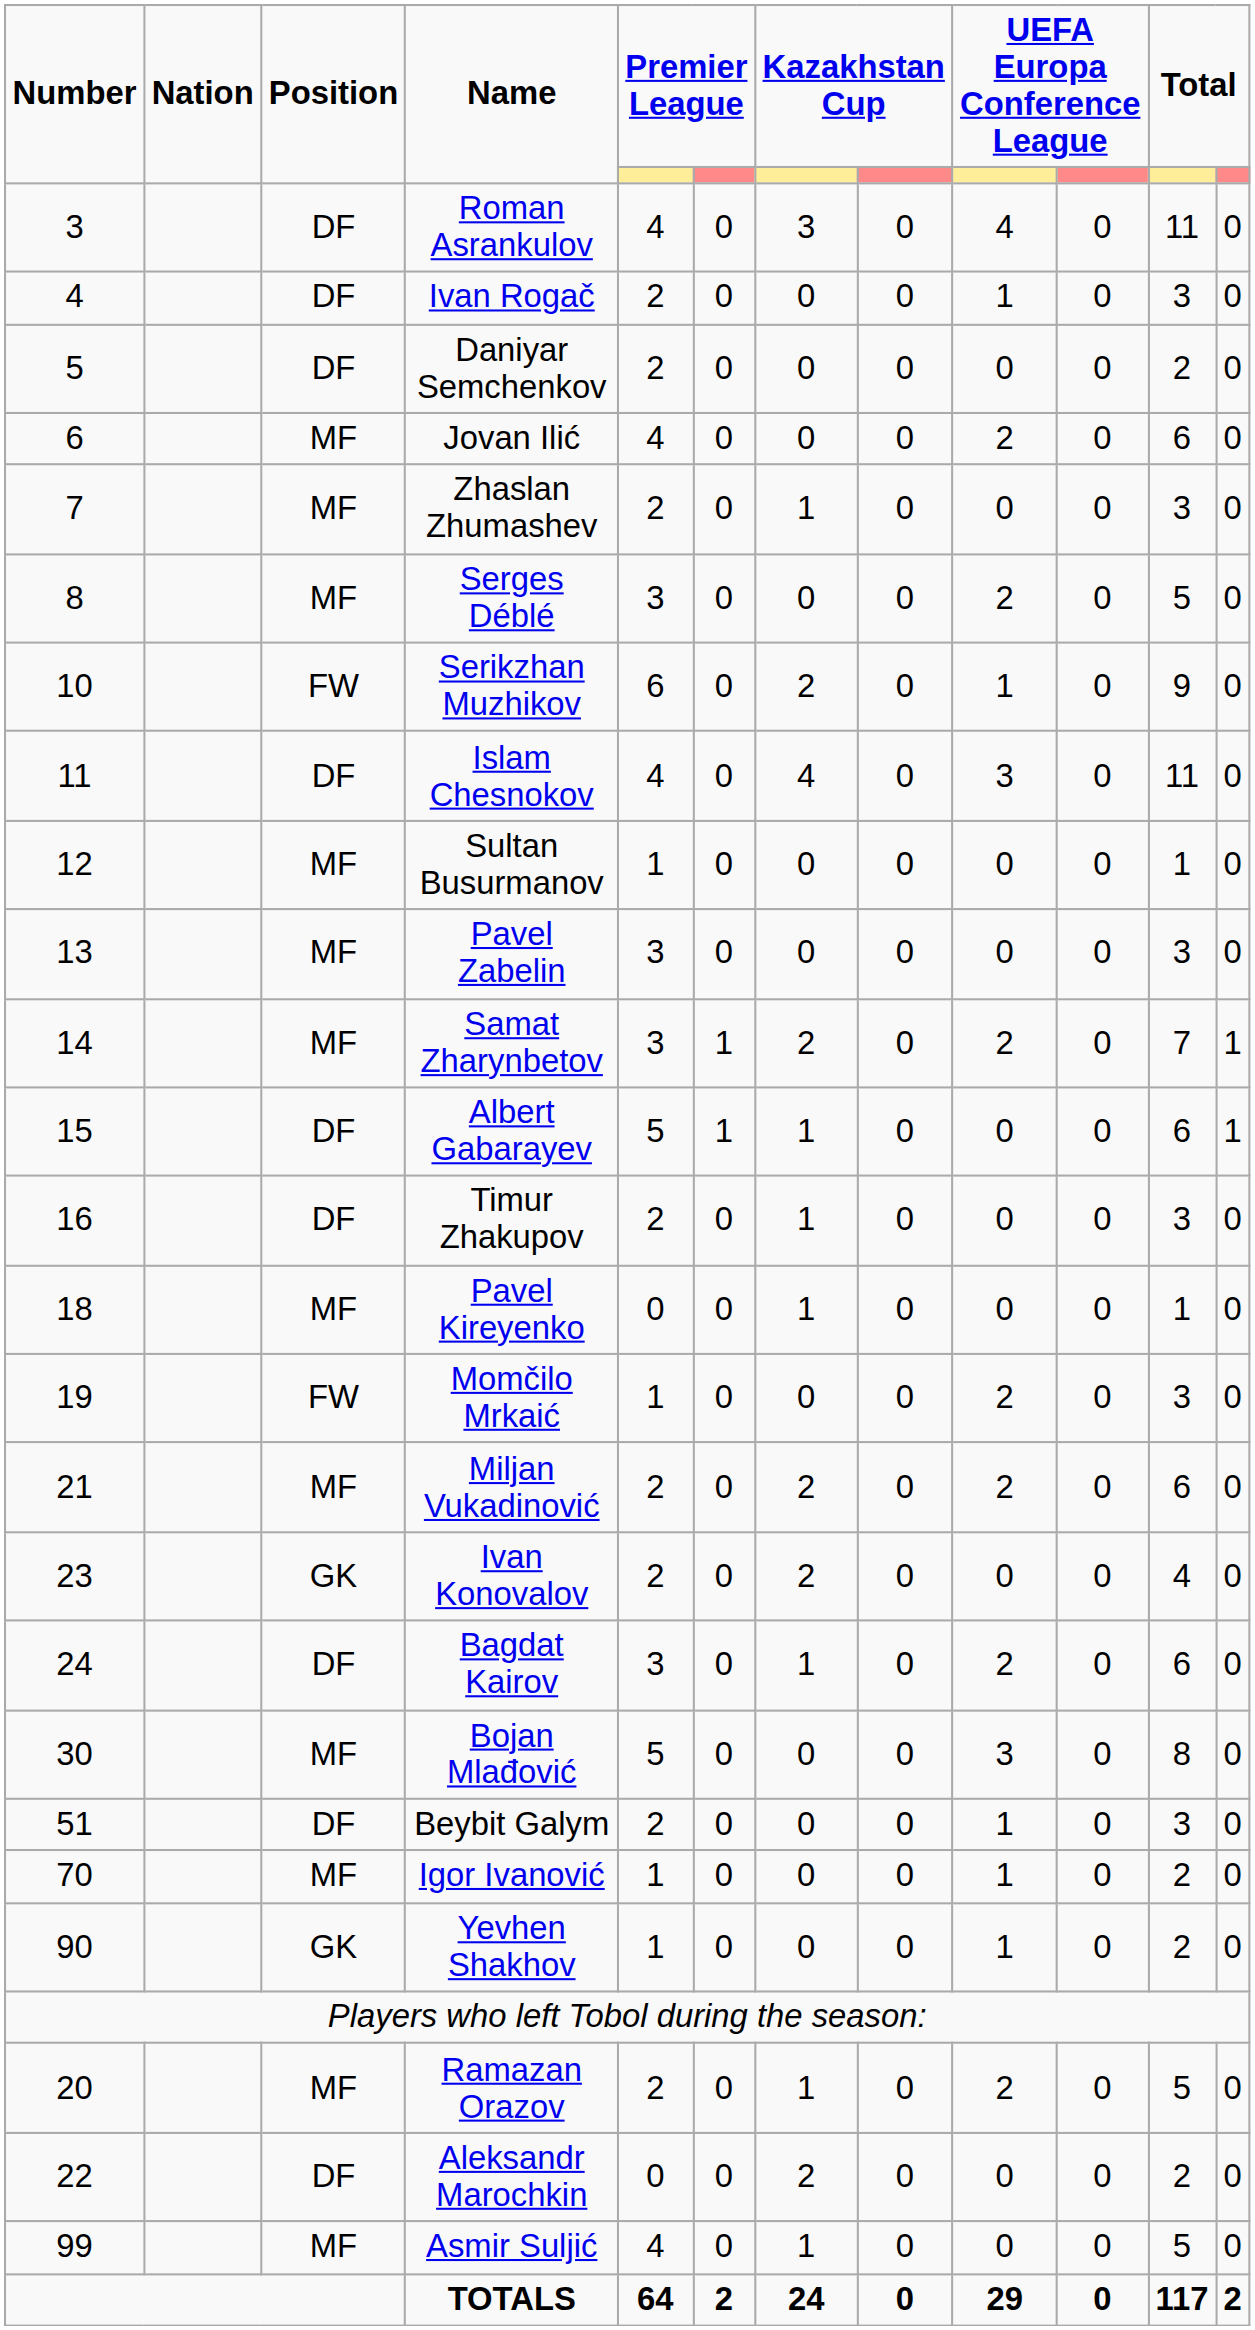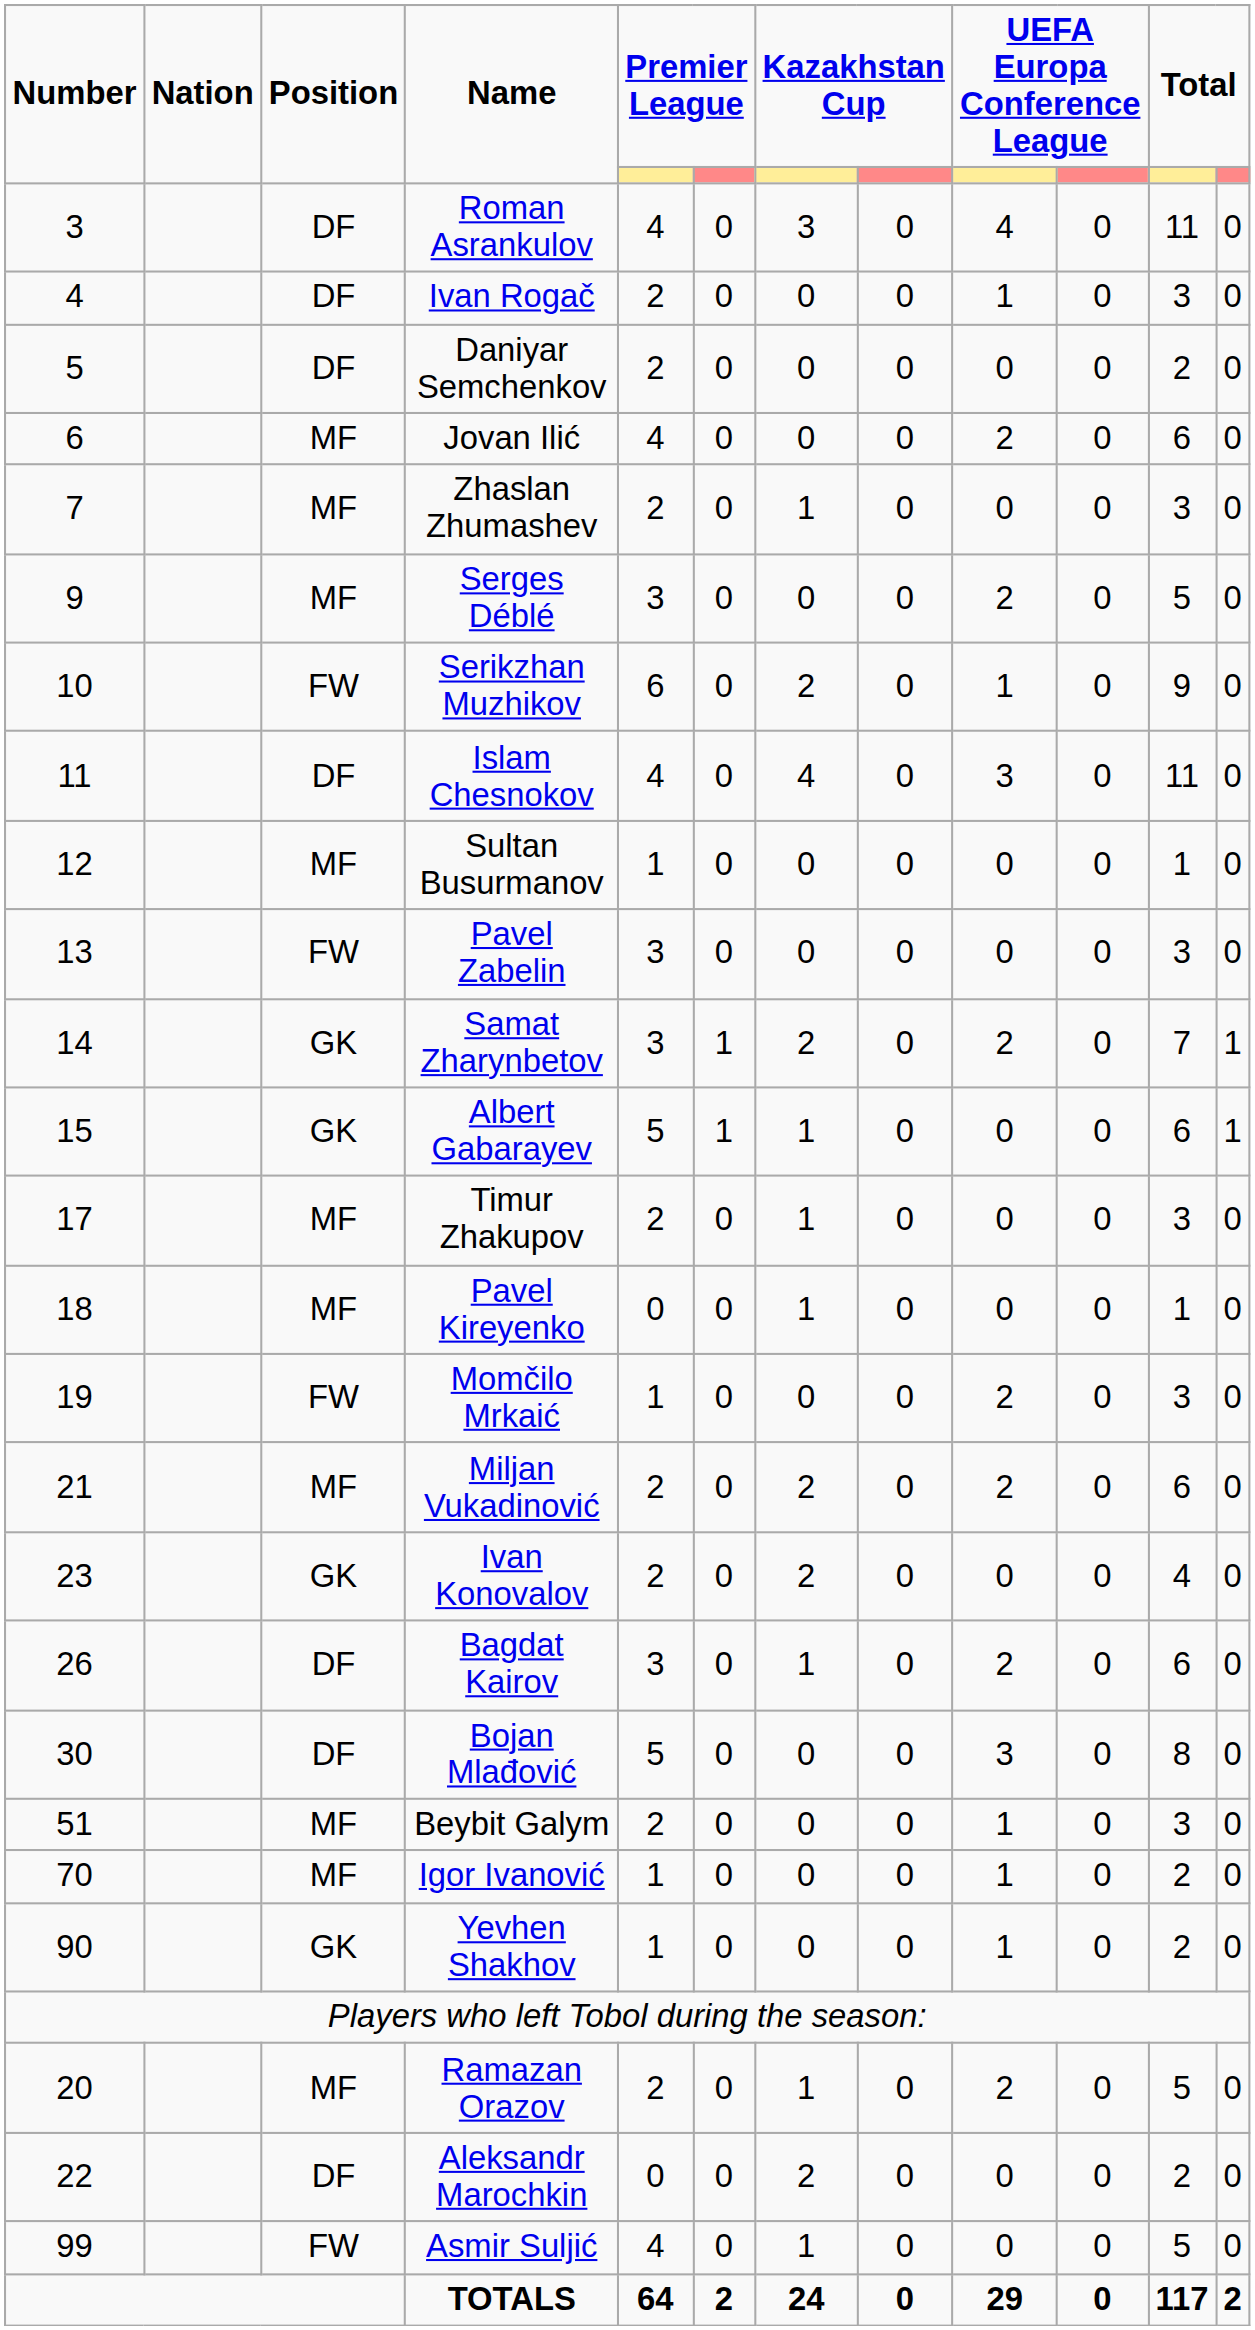(75, 597) 8 -> (75, 597) 9
(333, 953) MF -> (333, 953) FW
(333, 1042) MF -> (333, 1042) GK
(333, 1131) DF -> (333, 1131) GK
(75, 1220) 16 -> (75, 1220) 17
(333, 1220) DF -> (333, 1220) MF
(75, 1664) 24 -> (75, 1664) 26
(333, 1753) MF -> (333, 1753) DF
(333, 1824) DF -> (333, 1824) MF
(333, 2246) MF -> (333, 2246) FW
